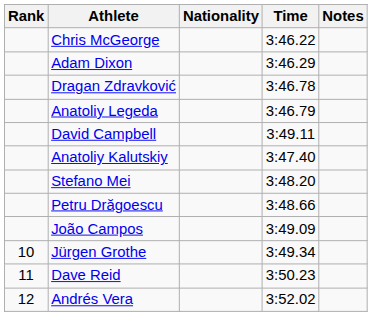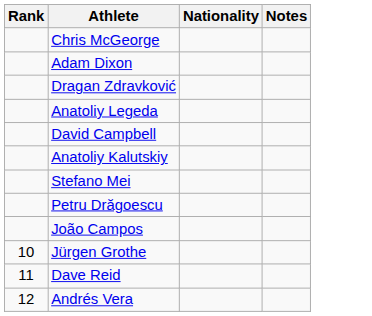- column: (291, 16)
